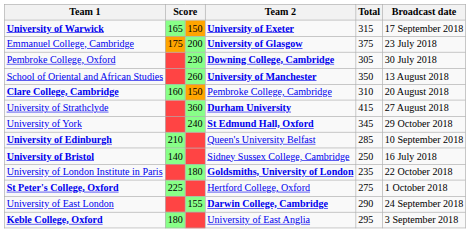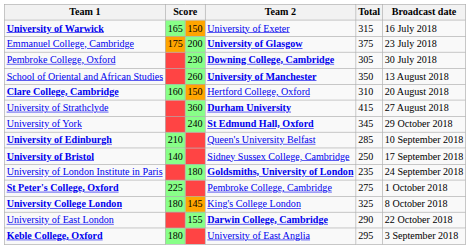(251, 28) bold -> (248, 28) normal
(424, 28) 17 September 2018 -> (411, 28) 16 July 2018
(270, 92) Pembroke College, Cambridge -> (259, 92) Hertford College, Oxford
(411, 156) 16 July 2018 -> (424, 156) 17 September 2018
(419, 172) 22 October 2018 -> (424, 172) 24 September 2018
(259, 188) Hertford College, Oxford -> (270, 188) Pembroke College, Cambridge
+ row: (64, 204)
(424, 204) 24 September 2018 -> (419, 220) 22 October 2018
